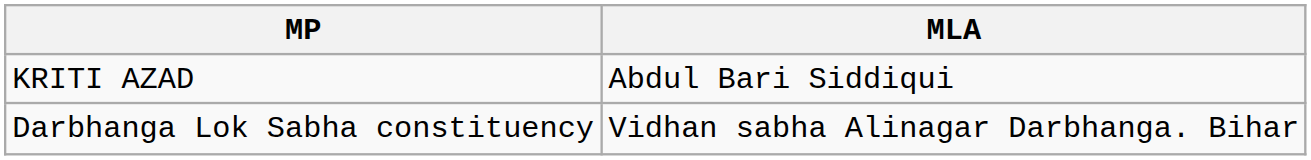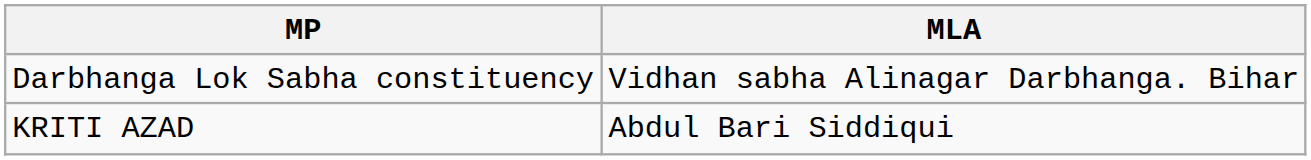rows swapped: (303, 129) <-> (103, 79)
